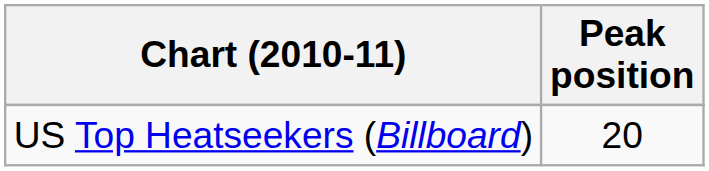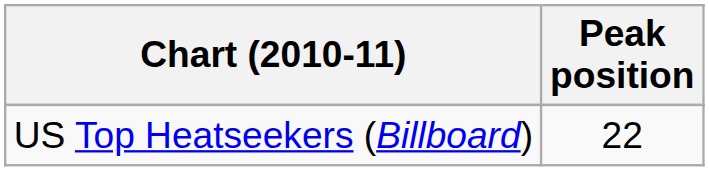(622, 134) 20 -> (622, 134) 22
